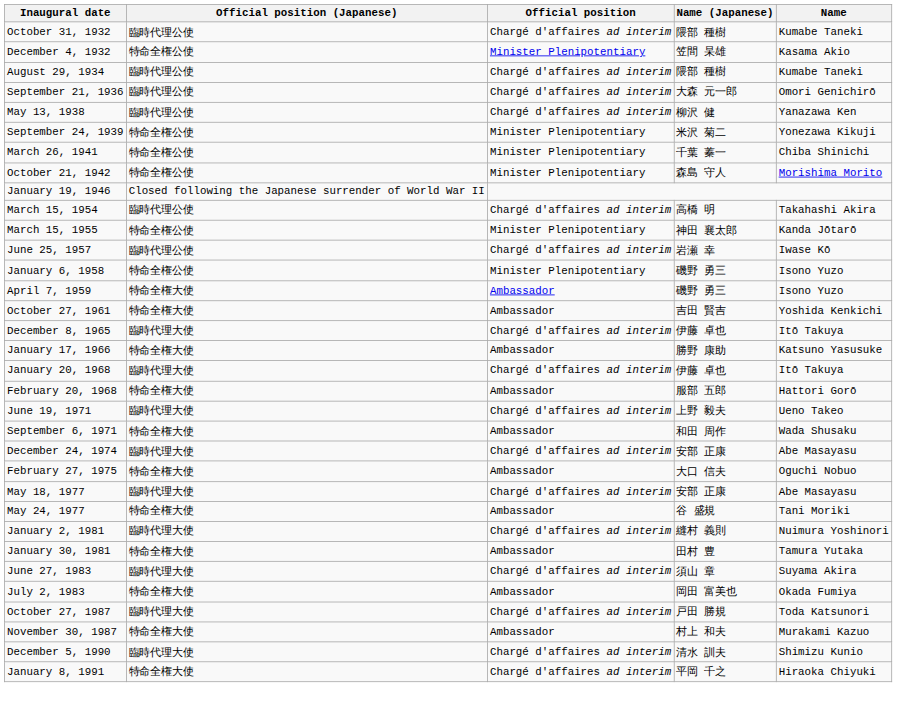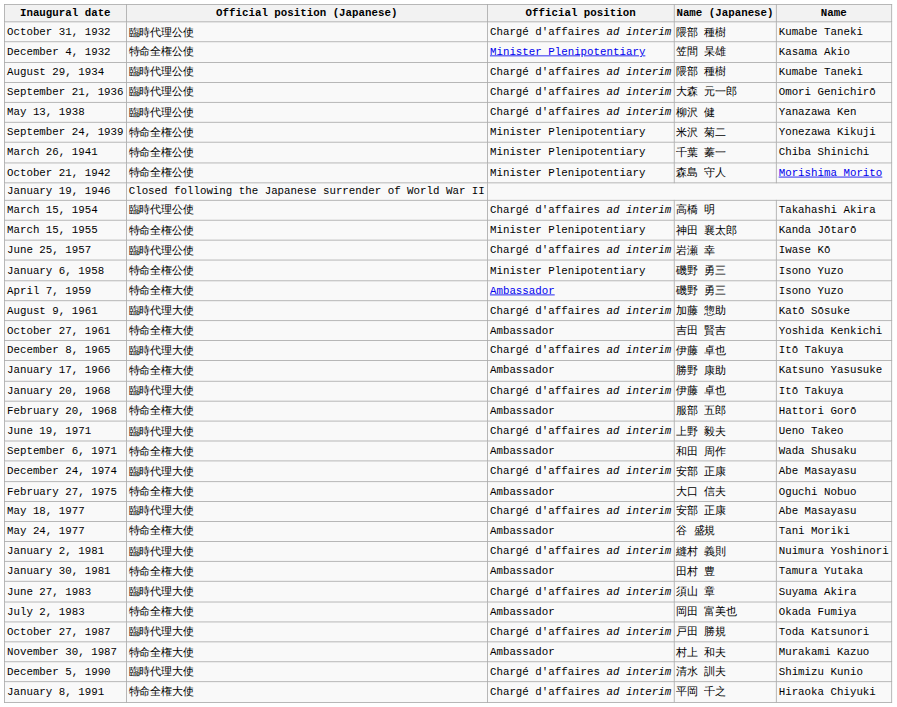+ row: (52, 311)
